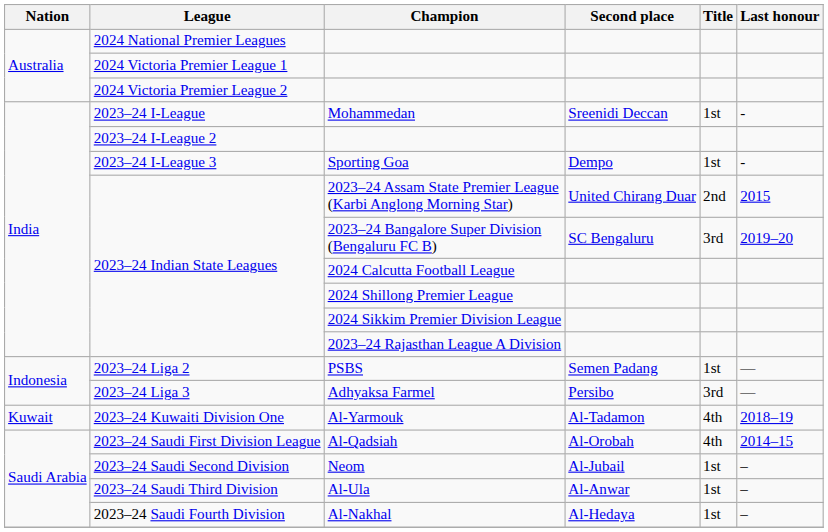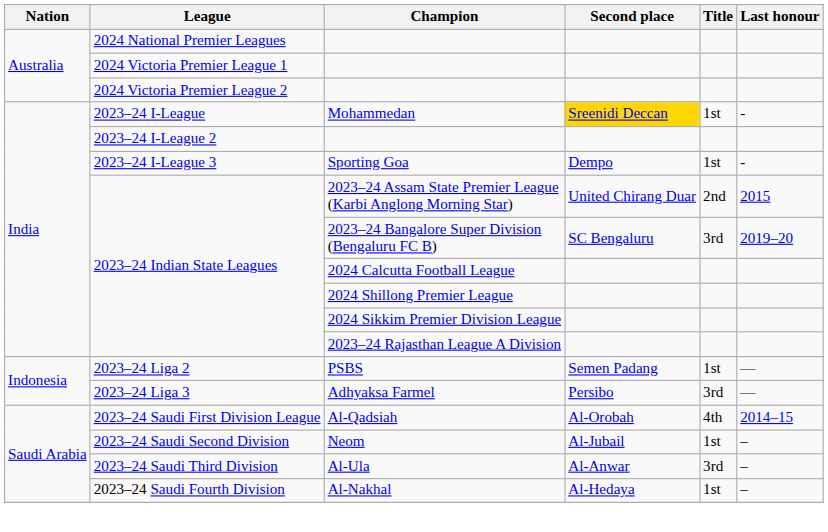(618, 114) no background -> (618, 114) gold background
- row: (189, 417)
(712, 490) 1st -> (713, 466) 3rd
